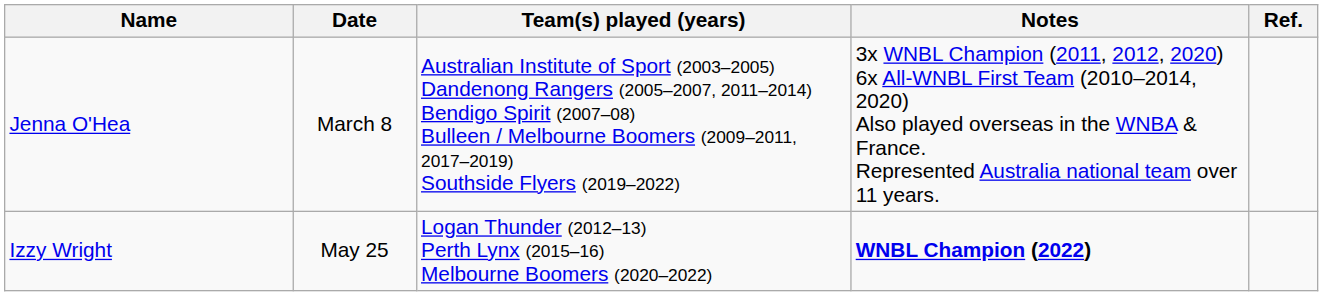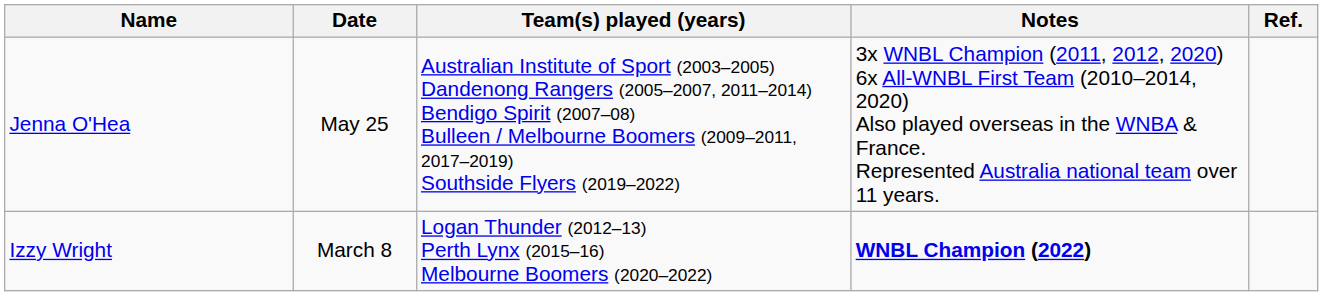(355, 124) March 8 -> (355, 124) May 25
(355, 250) May 25 -> (355, 250) March 8
